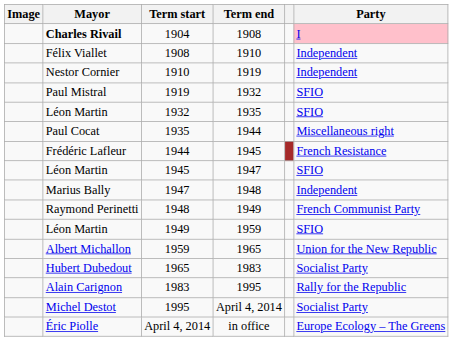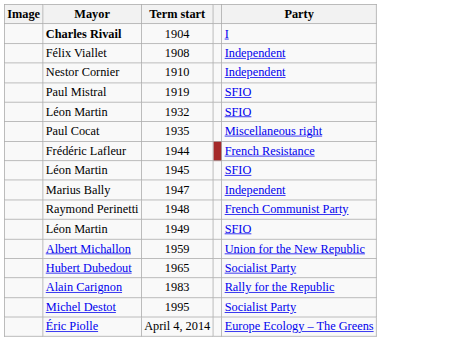- column: (249, 14)
(298, 33) pink background -> (227, 33) no background
